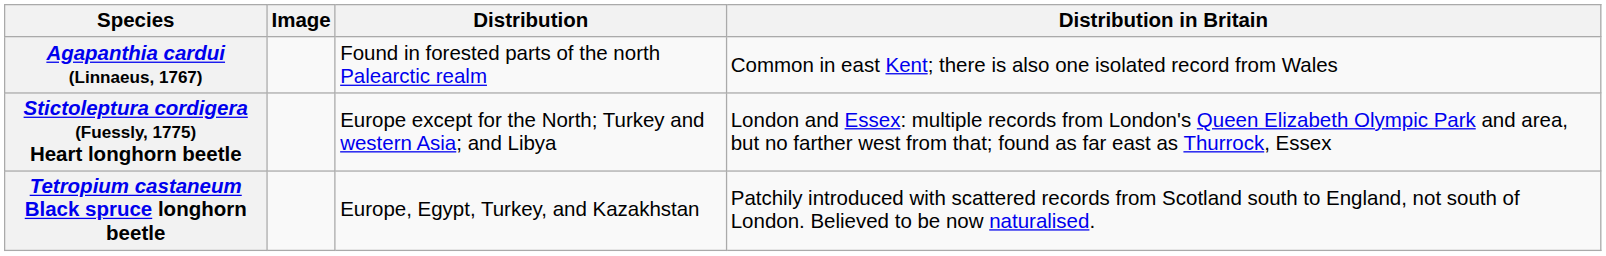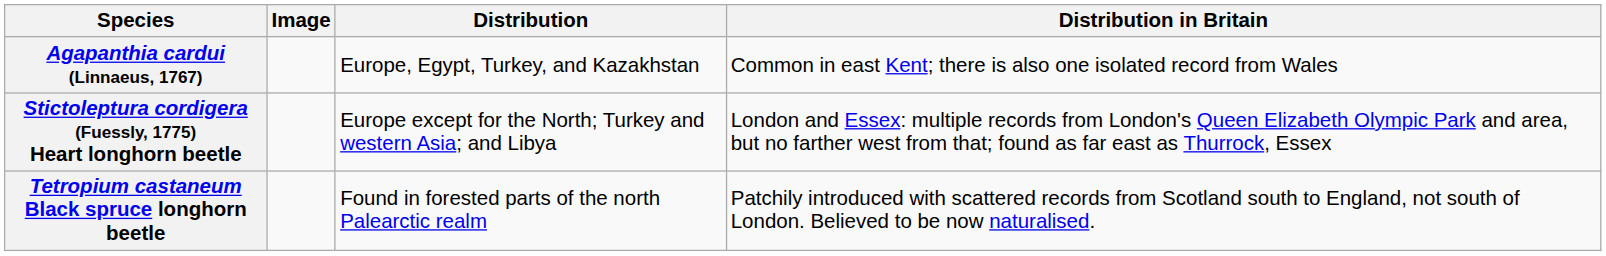(500, 64) Found in forested parts of the north Palearctic realm -> (520, 64) Europe, Egypt, Turkey, and Kazakhstan
(520, 210) Europe, Egypt, Turkey, and Kazakhstan -> (500, 210) Found in forested parts of the north Palearctic realm
